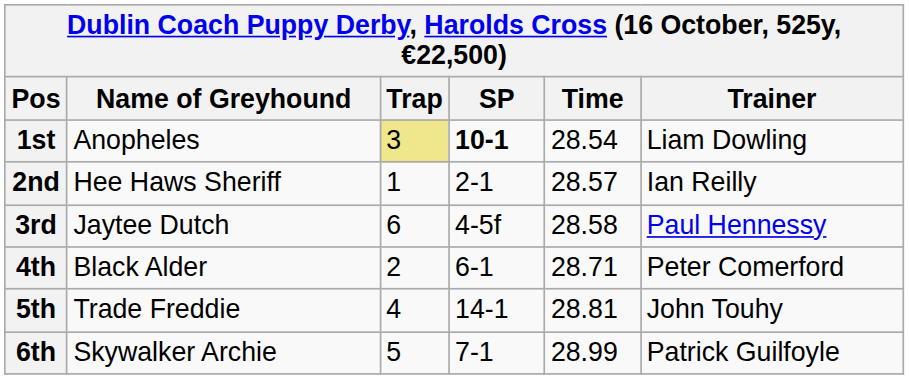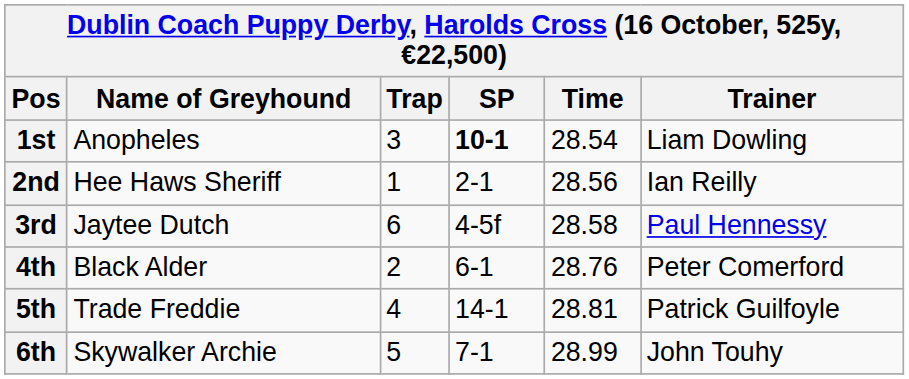(394, 140) khaki background -> (394, 140) no background
(584, 182) 28.57 -> (584, 182) 28.56
(584, 267) 28.71 -> (584, 267) 28.76
(715, 310) John Touhy -> (743, 310) Patrick Guilfoyle
(743, 352) Patrick Guilfoyle -> (715, 352) John Touhy
